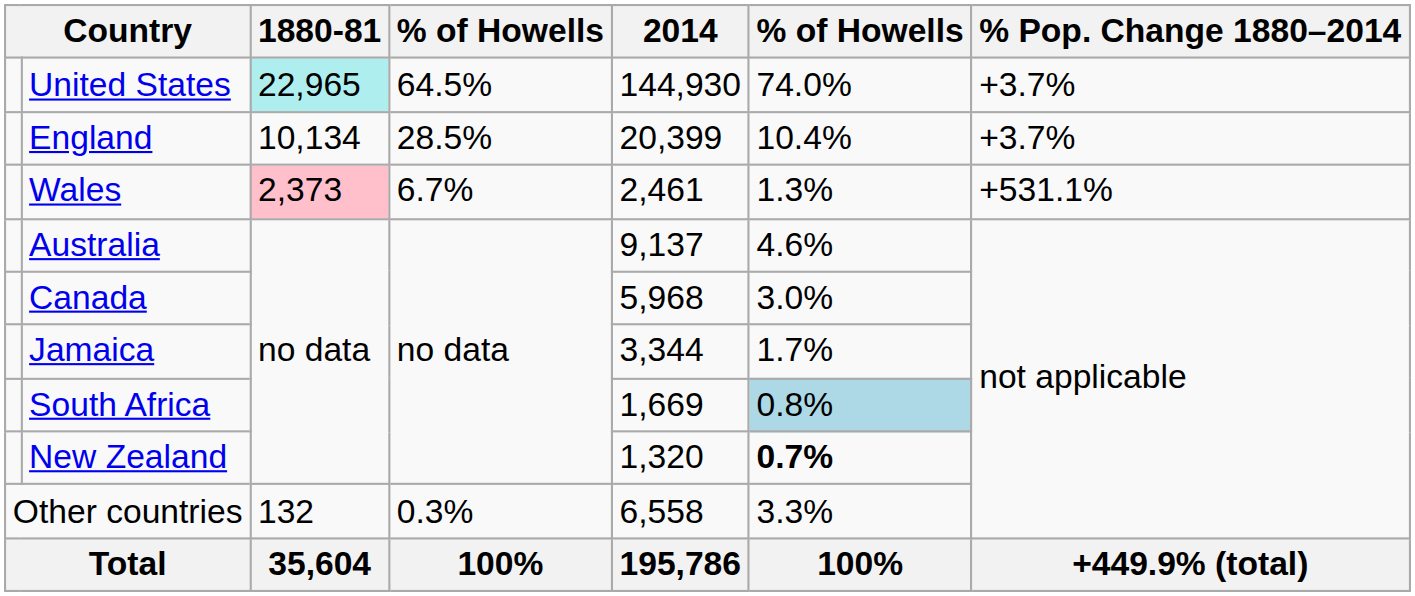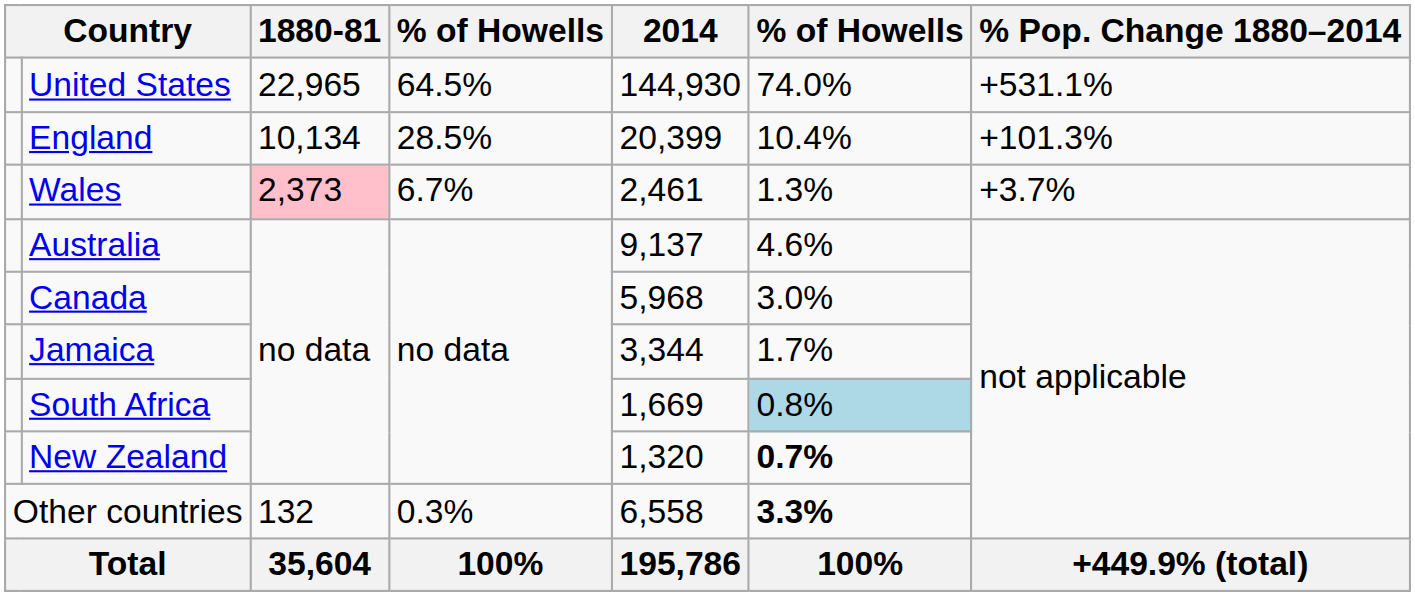(309, 84) paleturquoise background -> (309, 84) no background
(1027, 84) +3.7% -> (1046, 84) +531.1%
(1027, 137) +3.7% -> (1046, 137) +101.3%
(1046, 191) +531.1% -> (1027, 191) +3.7%
(795, 510) normal -> (795, 510) bold
